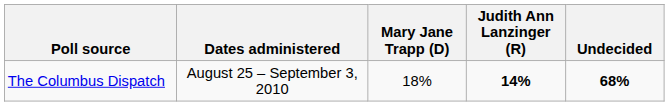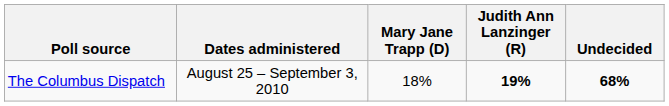(516, 80) 14% -> (516, 80) 19%
